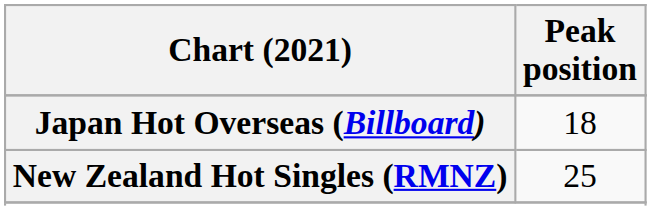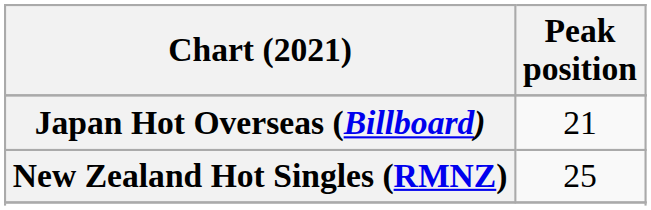(580, 122) 18 -> (580, 122) 21
